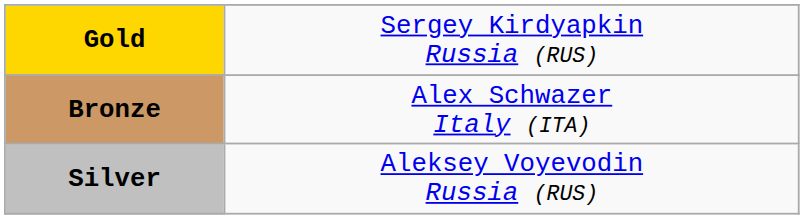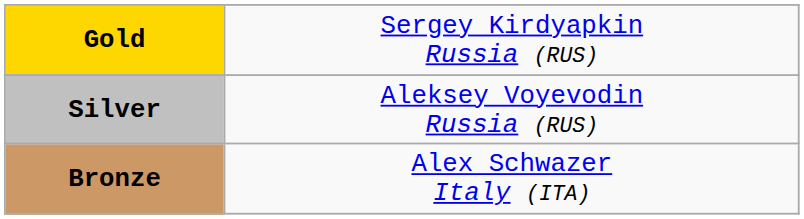rows swapped: (115, 179) <-> (115, 110)
